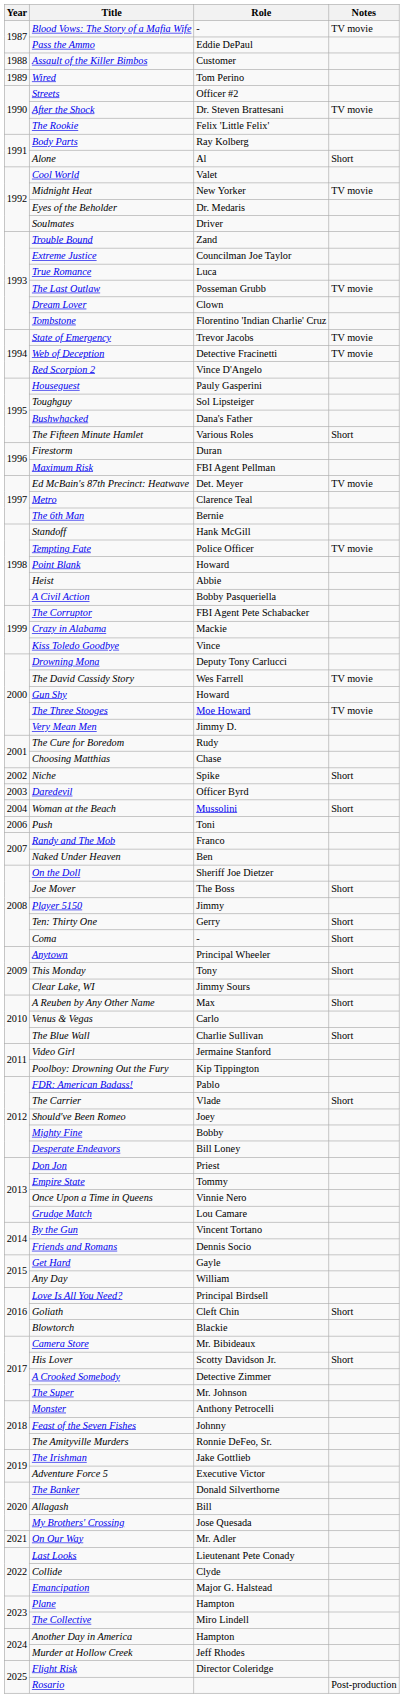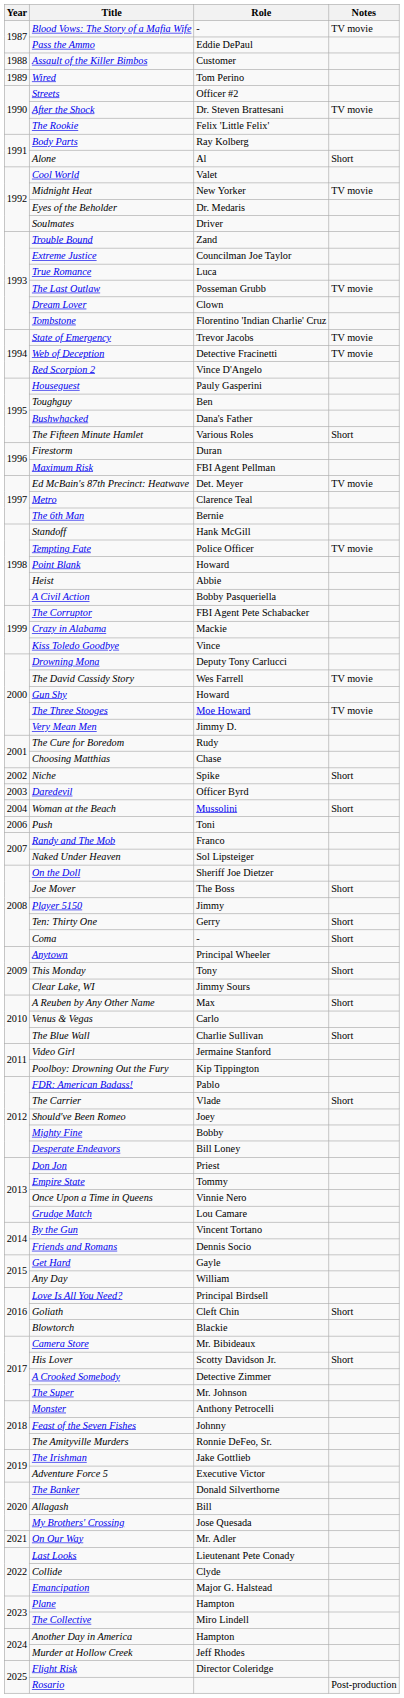(225, 402) Sol Lipsteiger -> (204, 402) Ben
(204, 857) Ben -> (225, 857) Sol Lipsteiger
